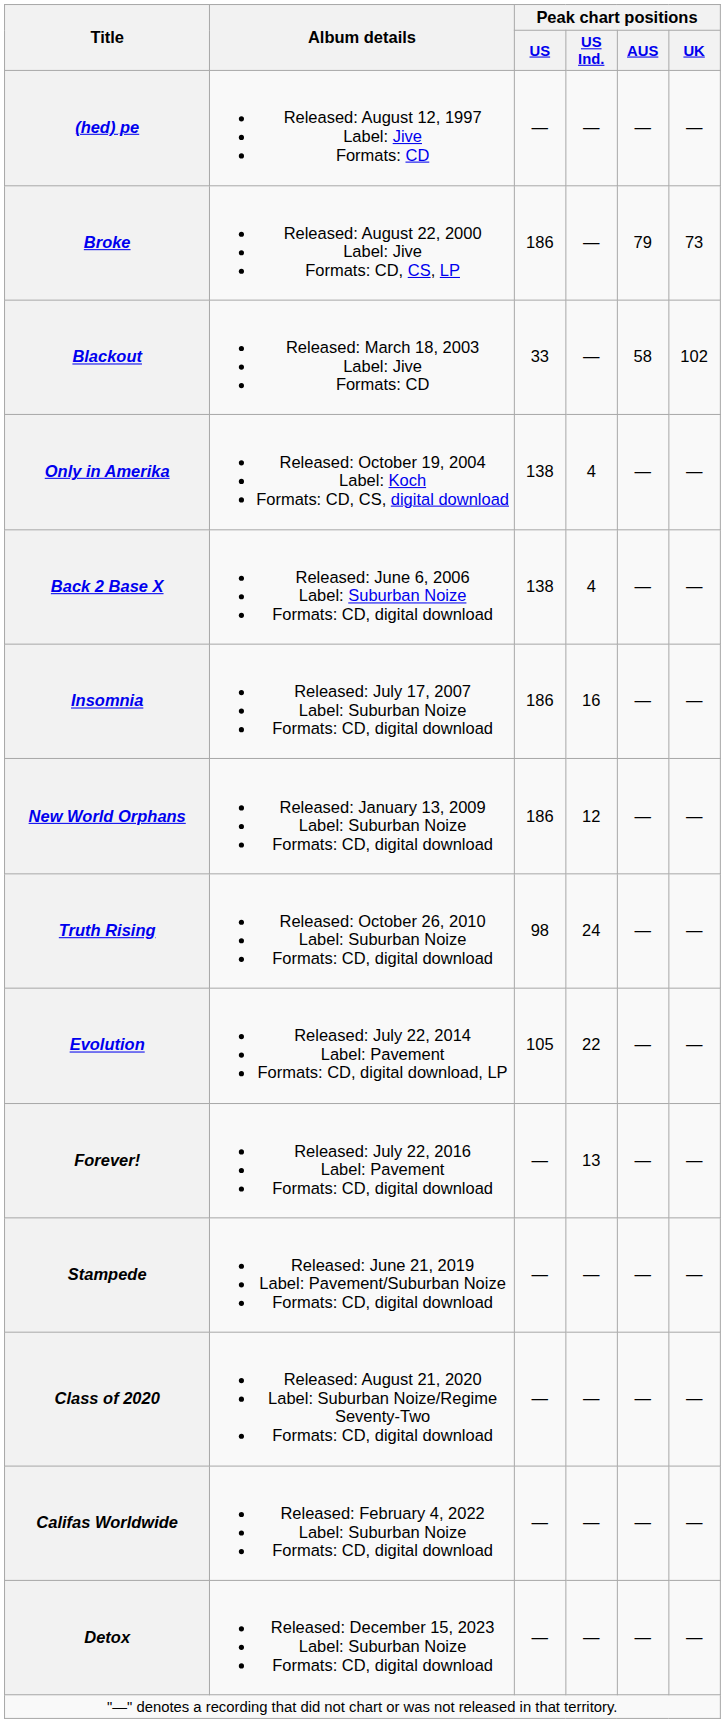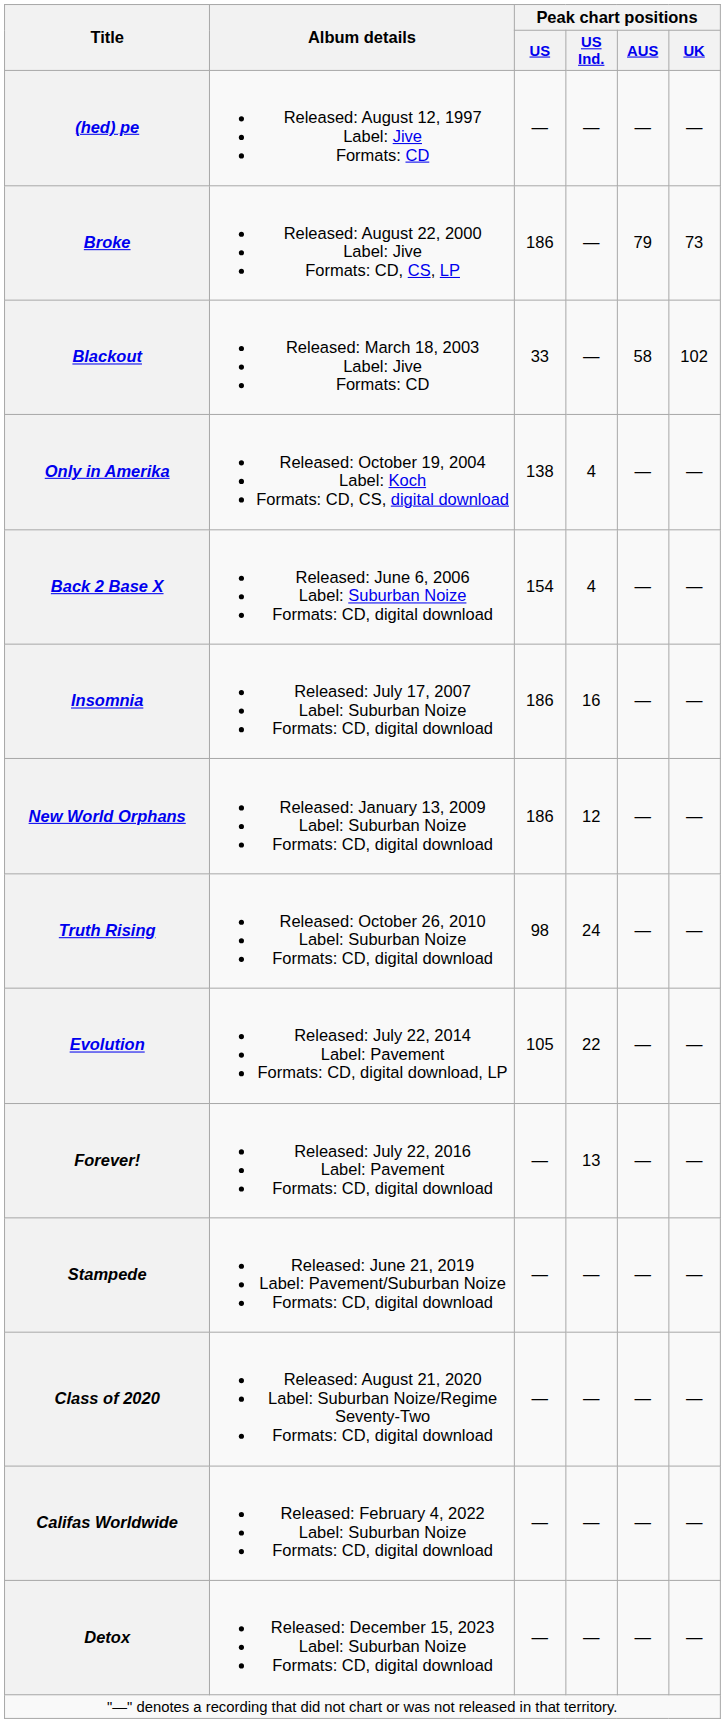(540, 586) 138 -> (540, 586) 154
